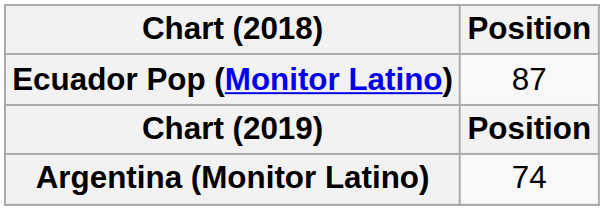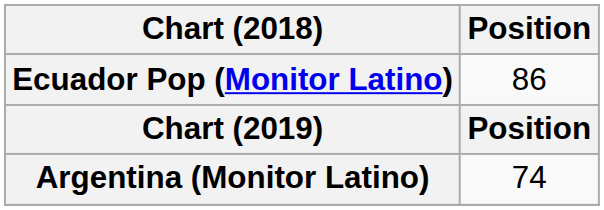(529, 79) 87 -> (529, 79) 86
